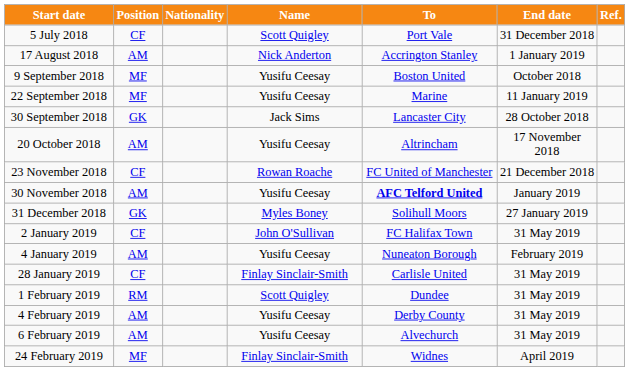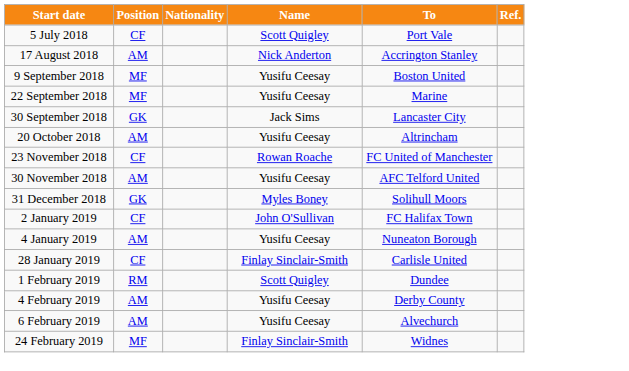- column: (547, 15)
(429, 193) bold -> (429, 178) normal
